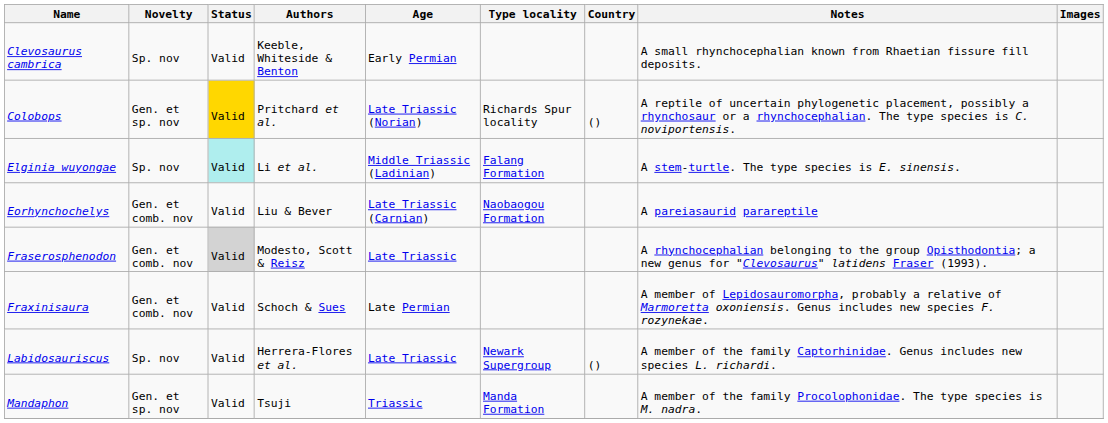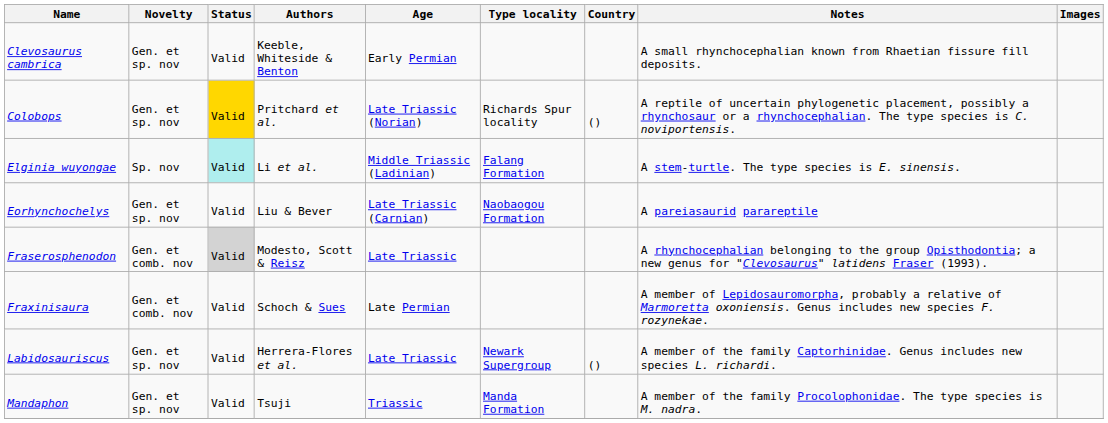(156, 58) Sp. nov -> (156, 58) Gen. et sp. nov
(162, 211) Gen. et comb. nov -> (156, 211) Gen. et sp. nov
(156, 358) Sp. nov -> (156, 358) Gen. et sp. nov
